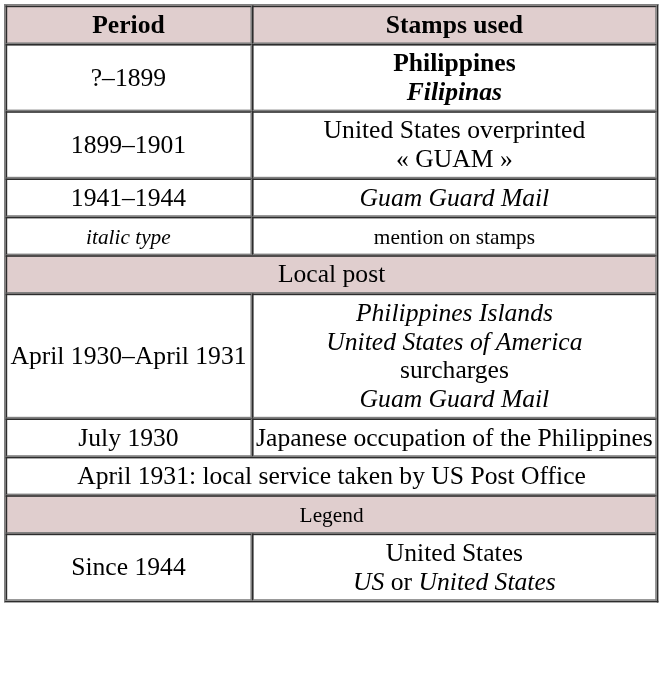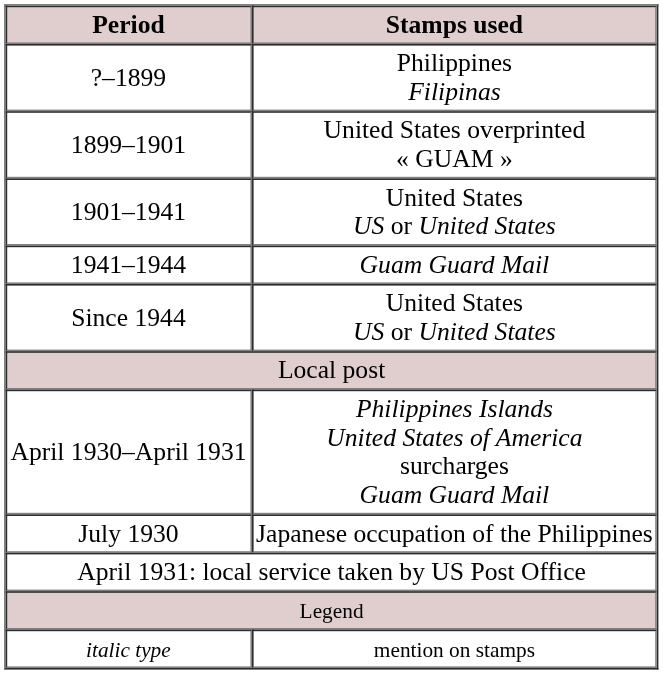(454, 77) bold -> (454, 77) normal
+ row: (128, 211)
rows swapped: (128, 566) <-> (128, 237)
